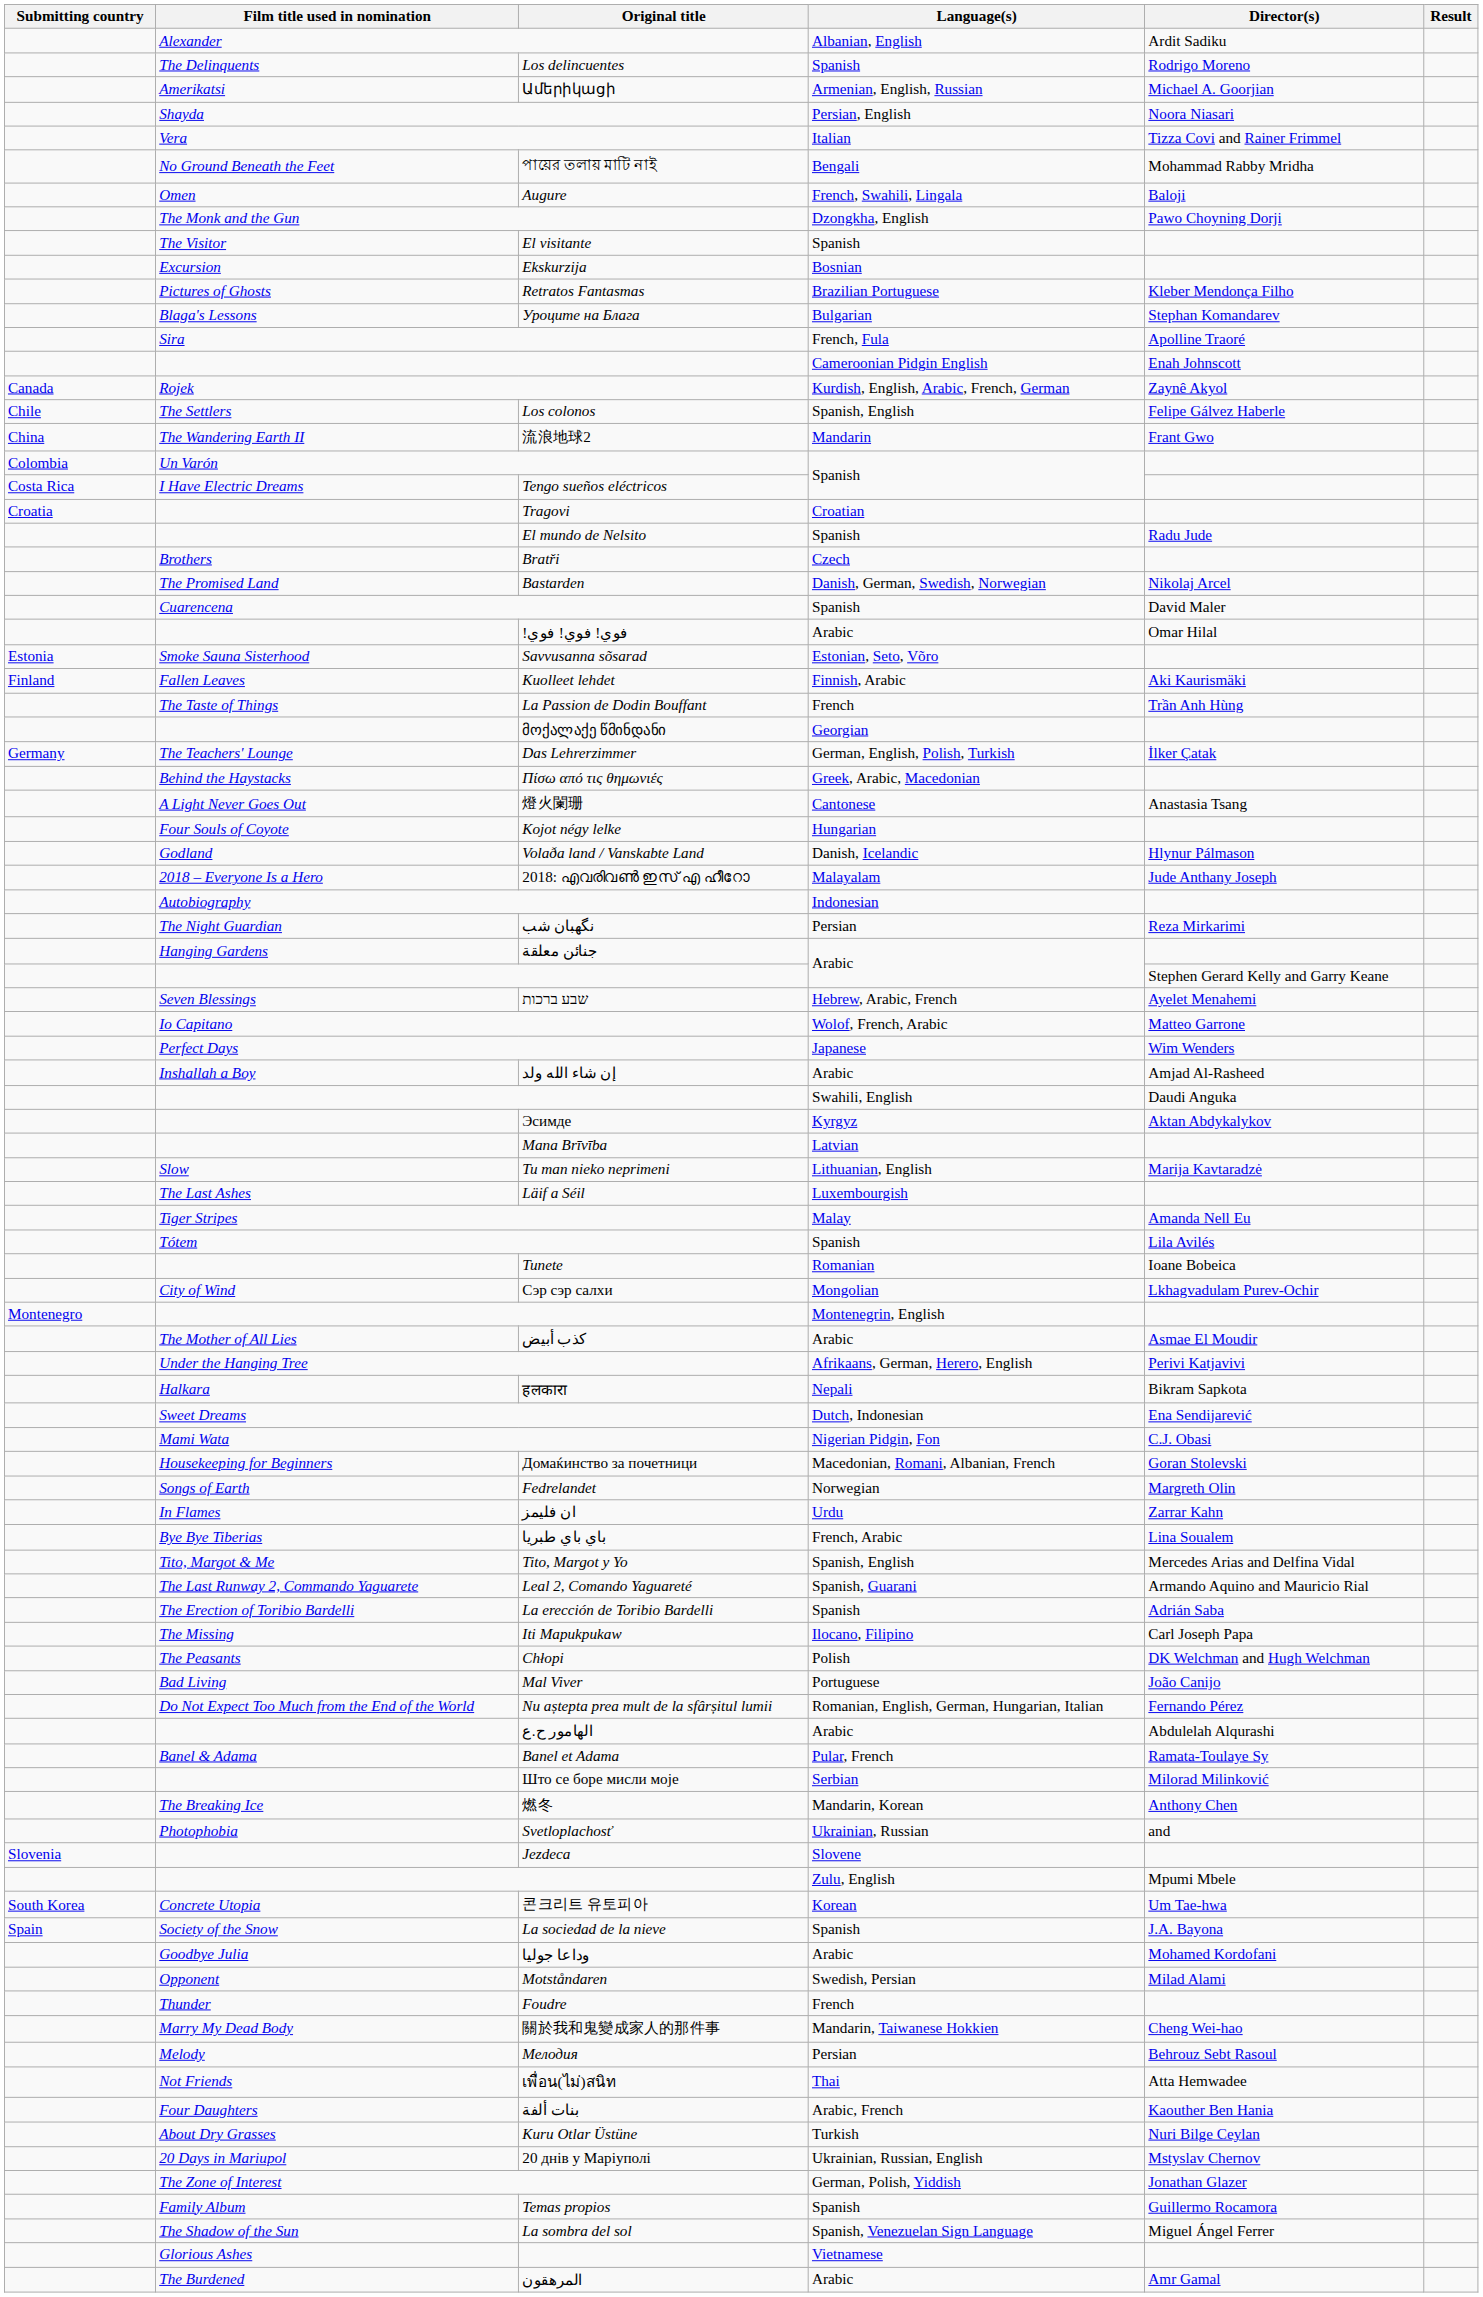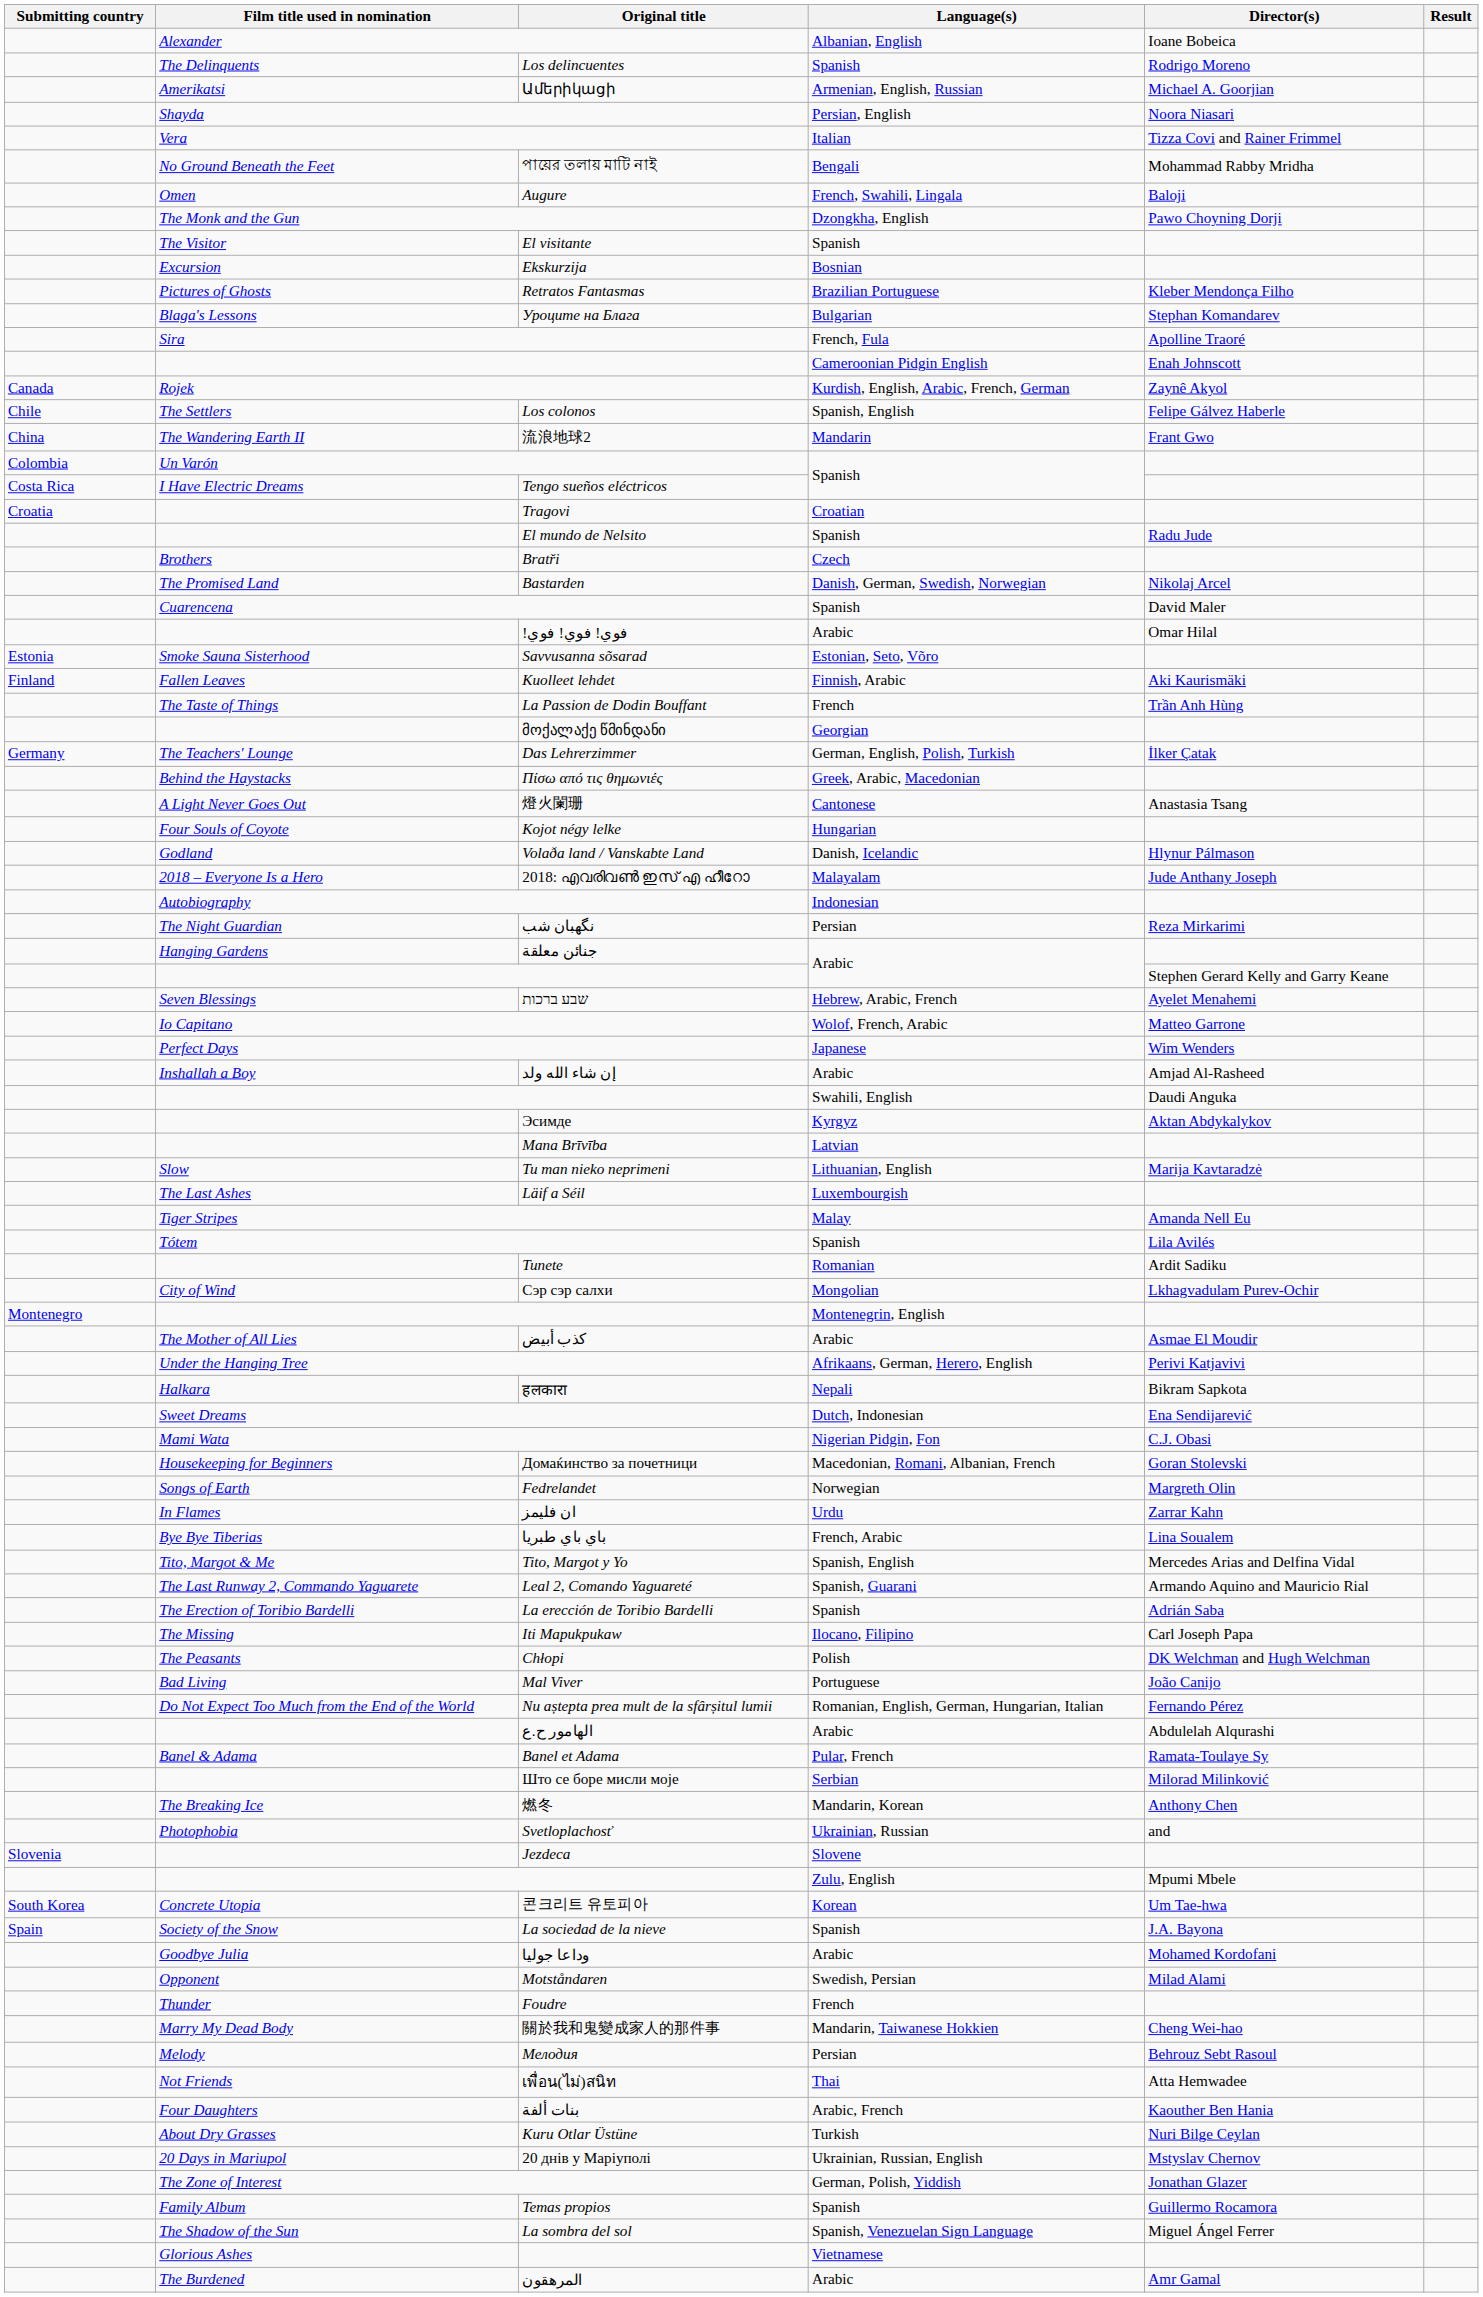(1187, 40) Ardit Sadiku -> (1192, 40) Ioane Bobeica
(1192, 1265) Ioane Bobeica -> (1187, 1265) Ardit Sadiku
